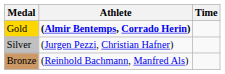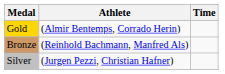(116, 28) bold -> (111, 28) normal
rows swapped: (19, 45) <-> (21, 61)
